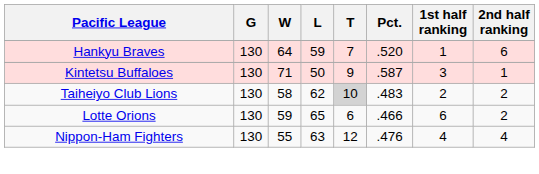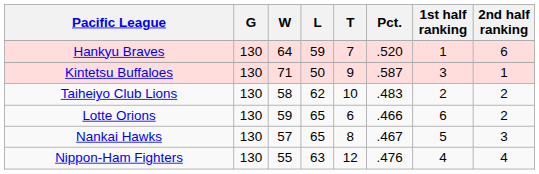(350, 94) lightgrey background -> (350, 94) no background
+ row: (119, 136)
